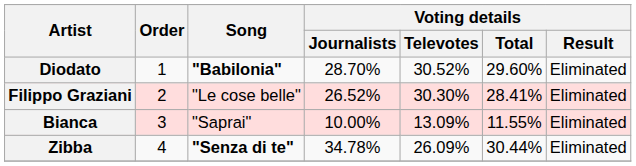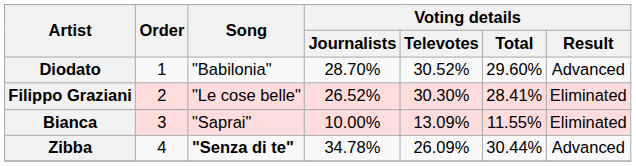(237, 69) bold -> (232, 69) normal
(588, 69) Eliminated -> (588, 69) Advanced
(588, 148) Eliminated -> (588, 148) Advanced
